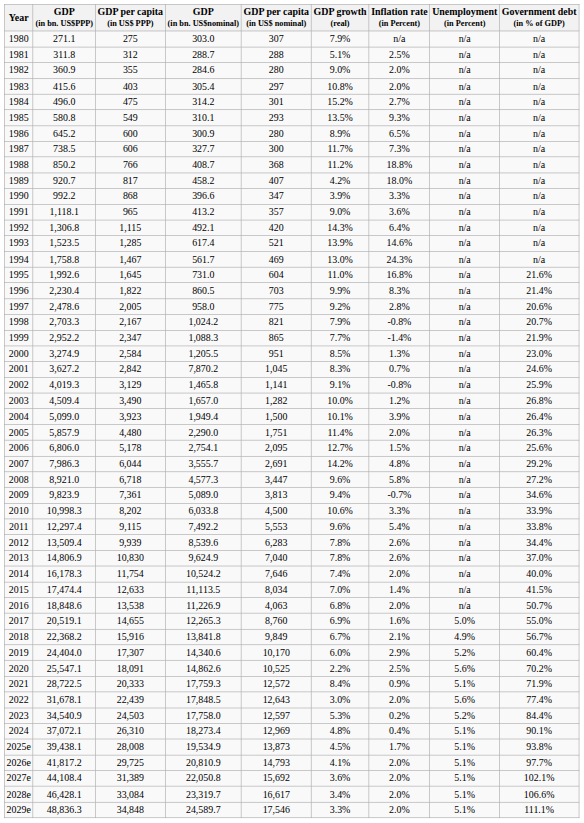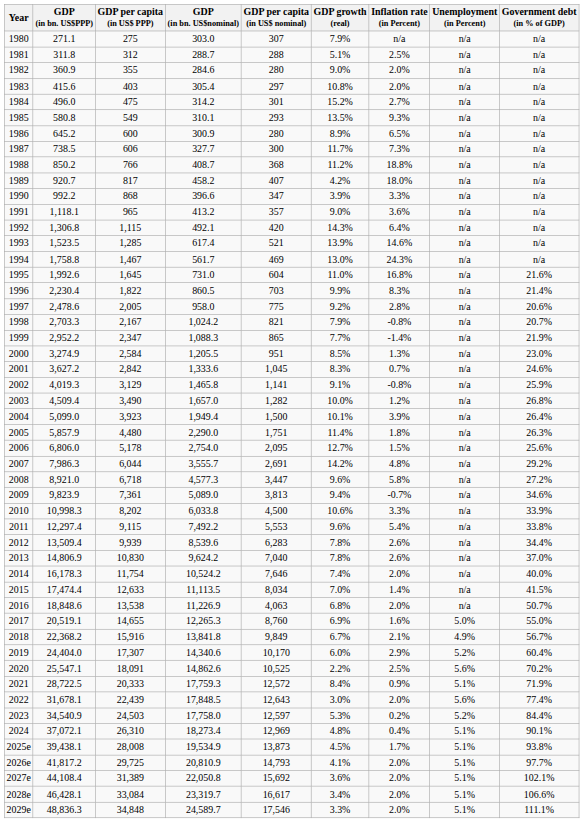(203, 369) 7,870.2 -> (203, 369) 1,333.6
(399, 432) 2.0% -> (399, 432) 1.8%
(203, 448) 2,754.1 -> (203, 448) 2,754.0
(203, 558) 9,624.9 -> (203, 558) 9,624.2
